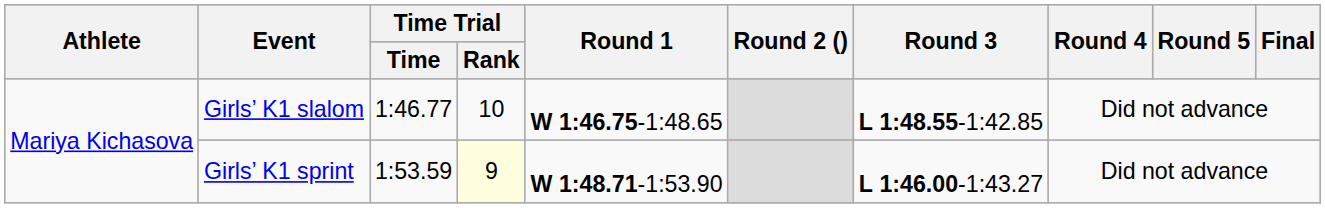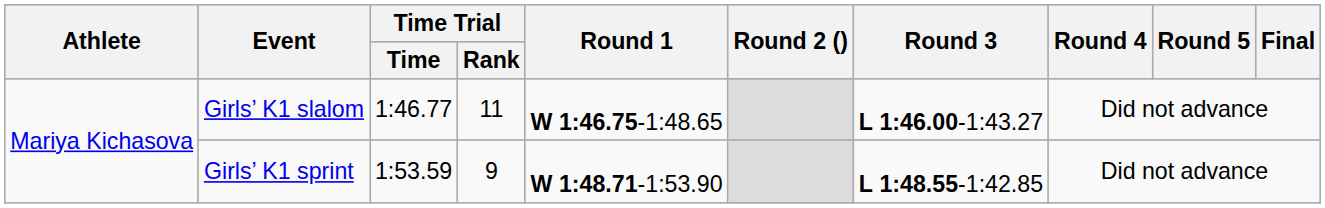(491, 110) 10 -> (491, 110) 11
(951, 123) L 1:48.55-1:42.85 -> (951, 123) L 1:46.00-1:43.27
(491, 172) lightyellow background -> (491, 172) no background
(951, 185) L 1:46.00-1:43.27 -> (951, 185) L 1:48.55-1:42.85
